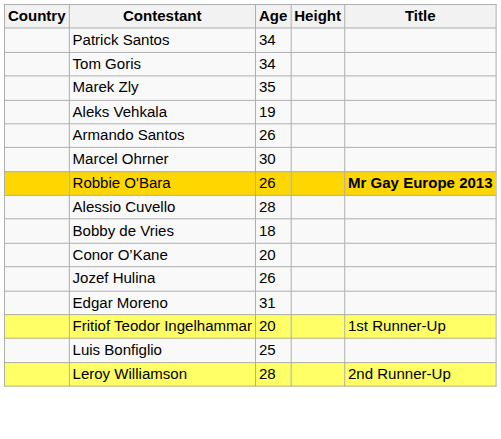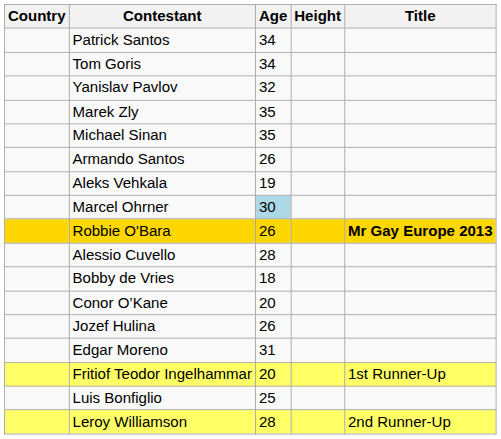+ row: (125, 87)
+ row: (120, 135)
rows swapped: (120, 111) <-> (129, 135)
(267, 159) no background -> (267, 207) lightblue background
